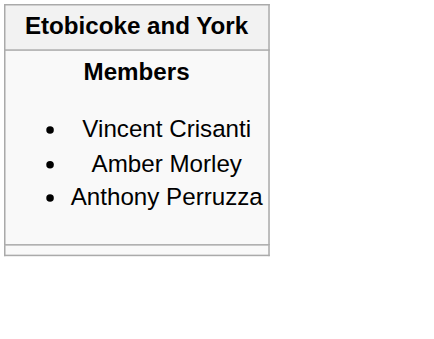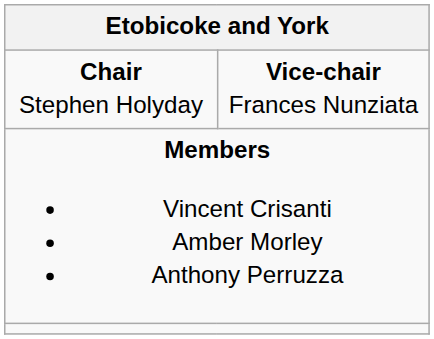+ row: (111, 88)
